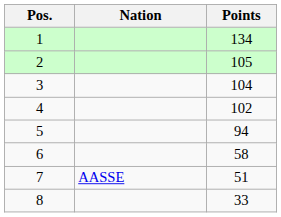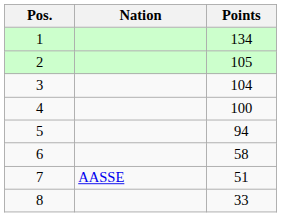(241, 108) 102 -> (241, 108) 100
